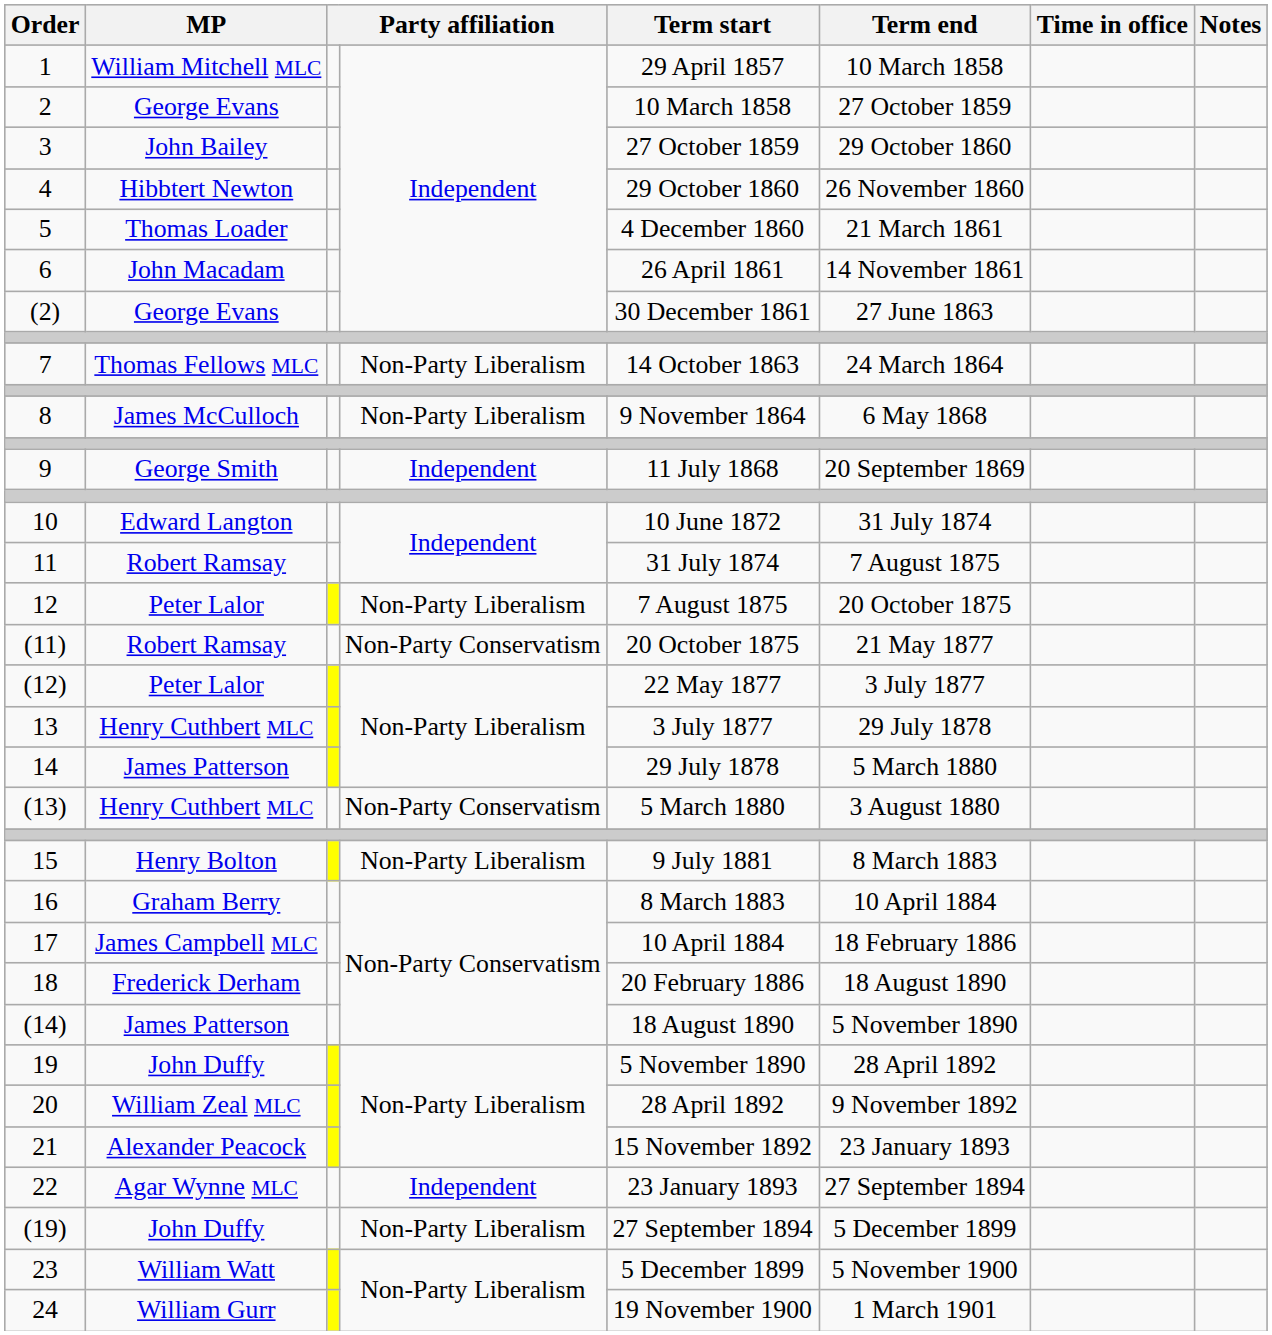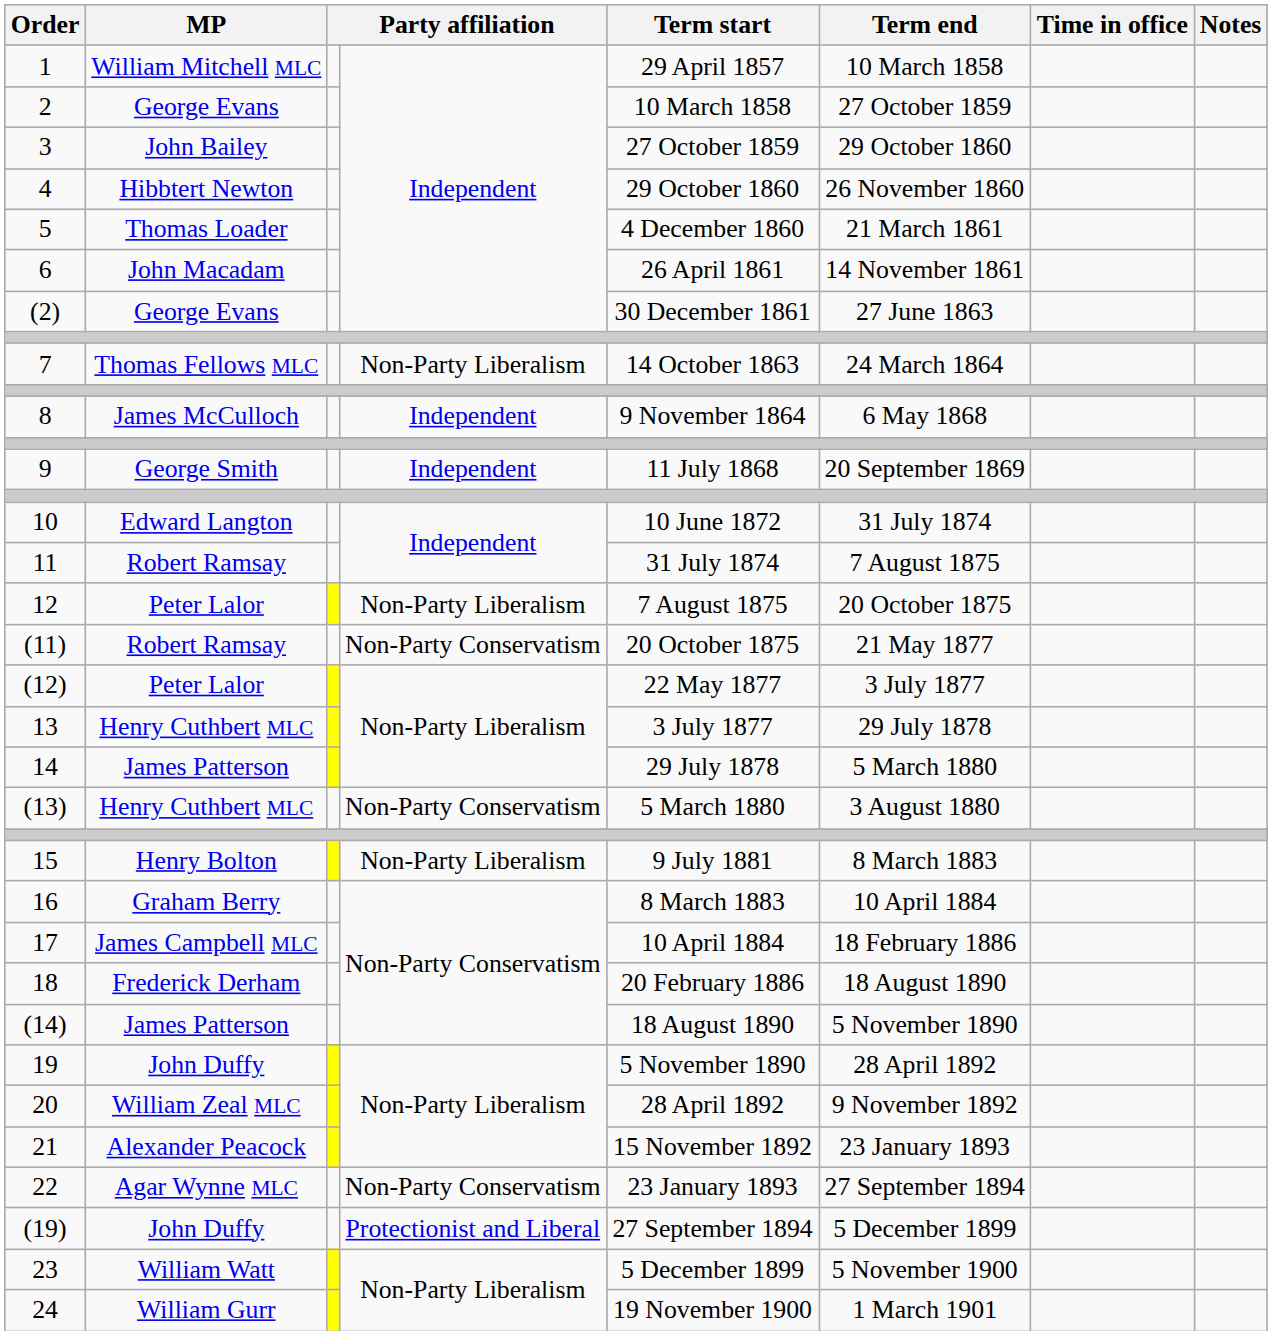(473, 416) Non-Party Liberalism -> (473, 416) Independent
(473, 1187) Independent -> (473, 1187) Non-Party Conservatism
(473, 1228) Non-Party Liberalism -> (473, 1228) Protectionist and Liberal
